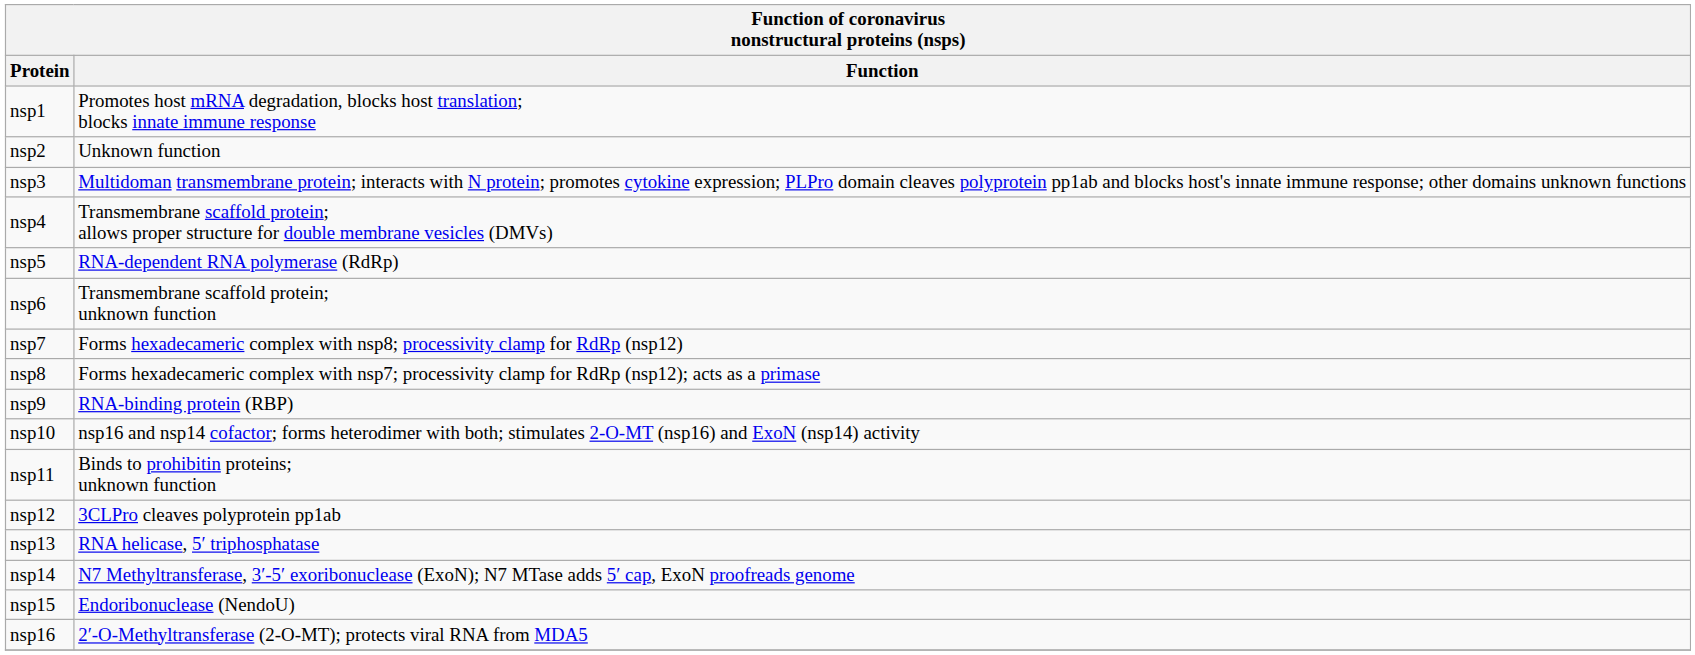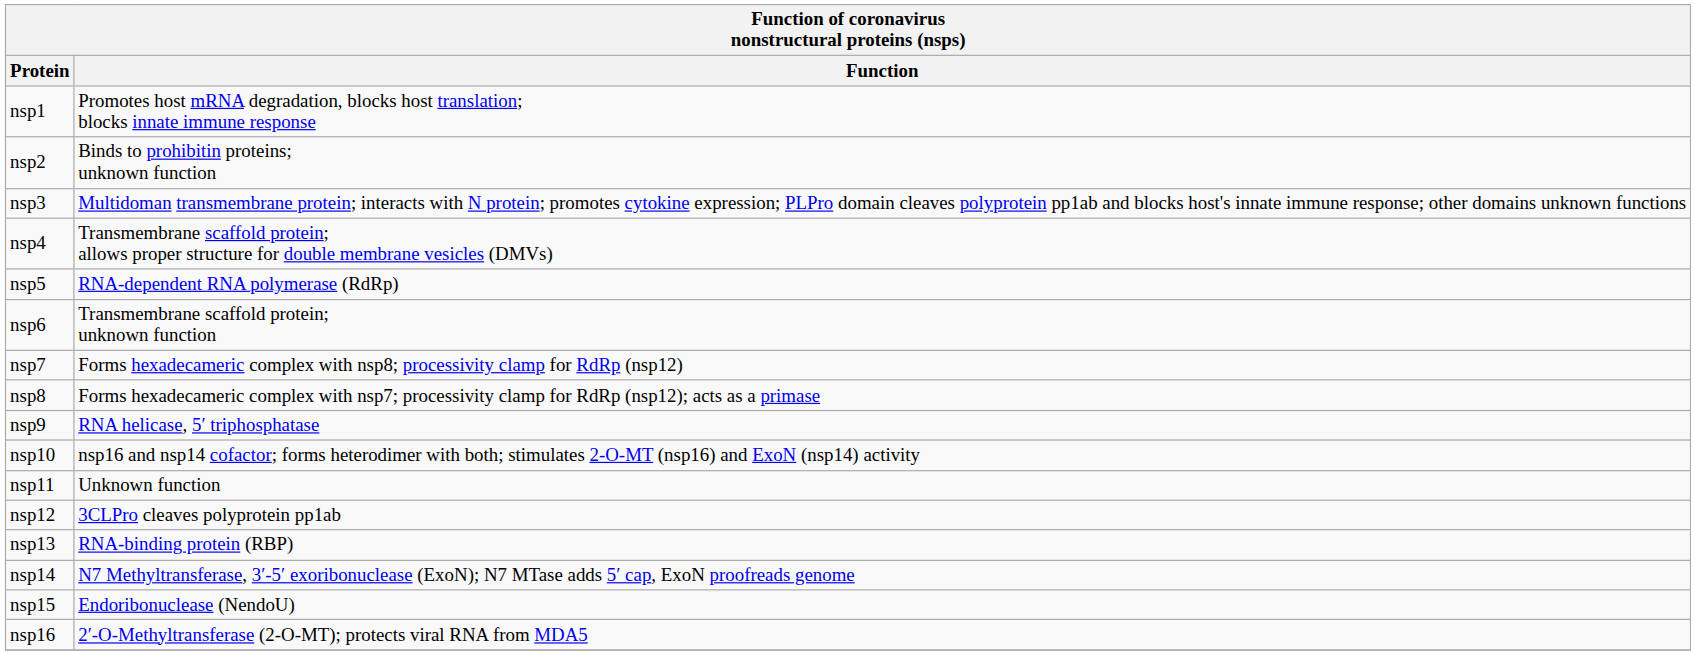(149, 151) Unknown function -> (185, 162) Binds to prohibitin proteins; unknown function
(186, 403) RNA-binding protein (RBP) -> (199, 425) RNA helicase, 5′ triphosphatase
(185, 474) Binds to prohibitin proteins; unknown function -> (149, 484) Unknown function
(199, 544) RNA helicase, 5′ triphosphatase -> (186, 544) RNA-binding protein (RBP)
